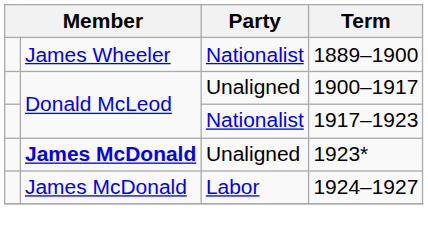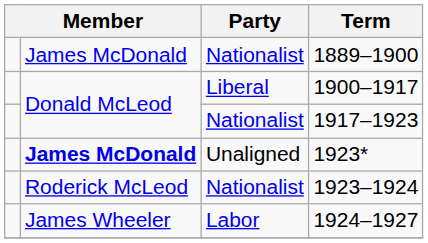(98, 54) James Wheeler -> (106, 54) James McDonald
(253, 87) Unaligned -> (237, 87) Liberal
+ row: (366, 187)
(106, 187) James McDonald -> (98, 220) James Wheeler
